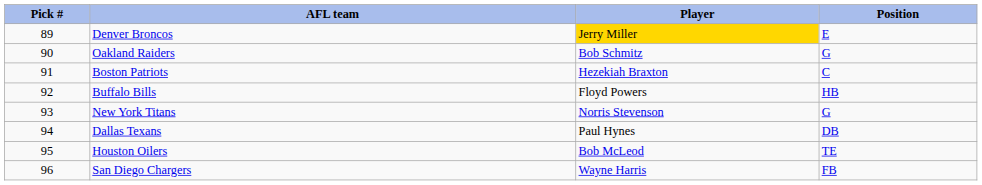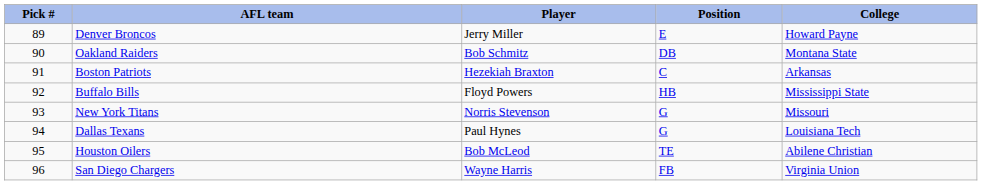+ column: (880, 14)
(608, 33) gold background -> (494, 33) no background
(826, 53) G -> (667, 53) DB
(830, 131) DB -> (663, 131) G
